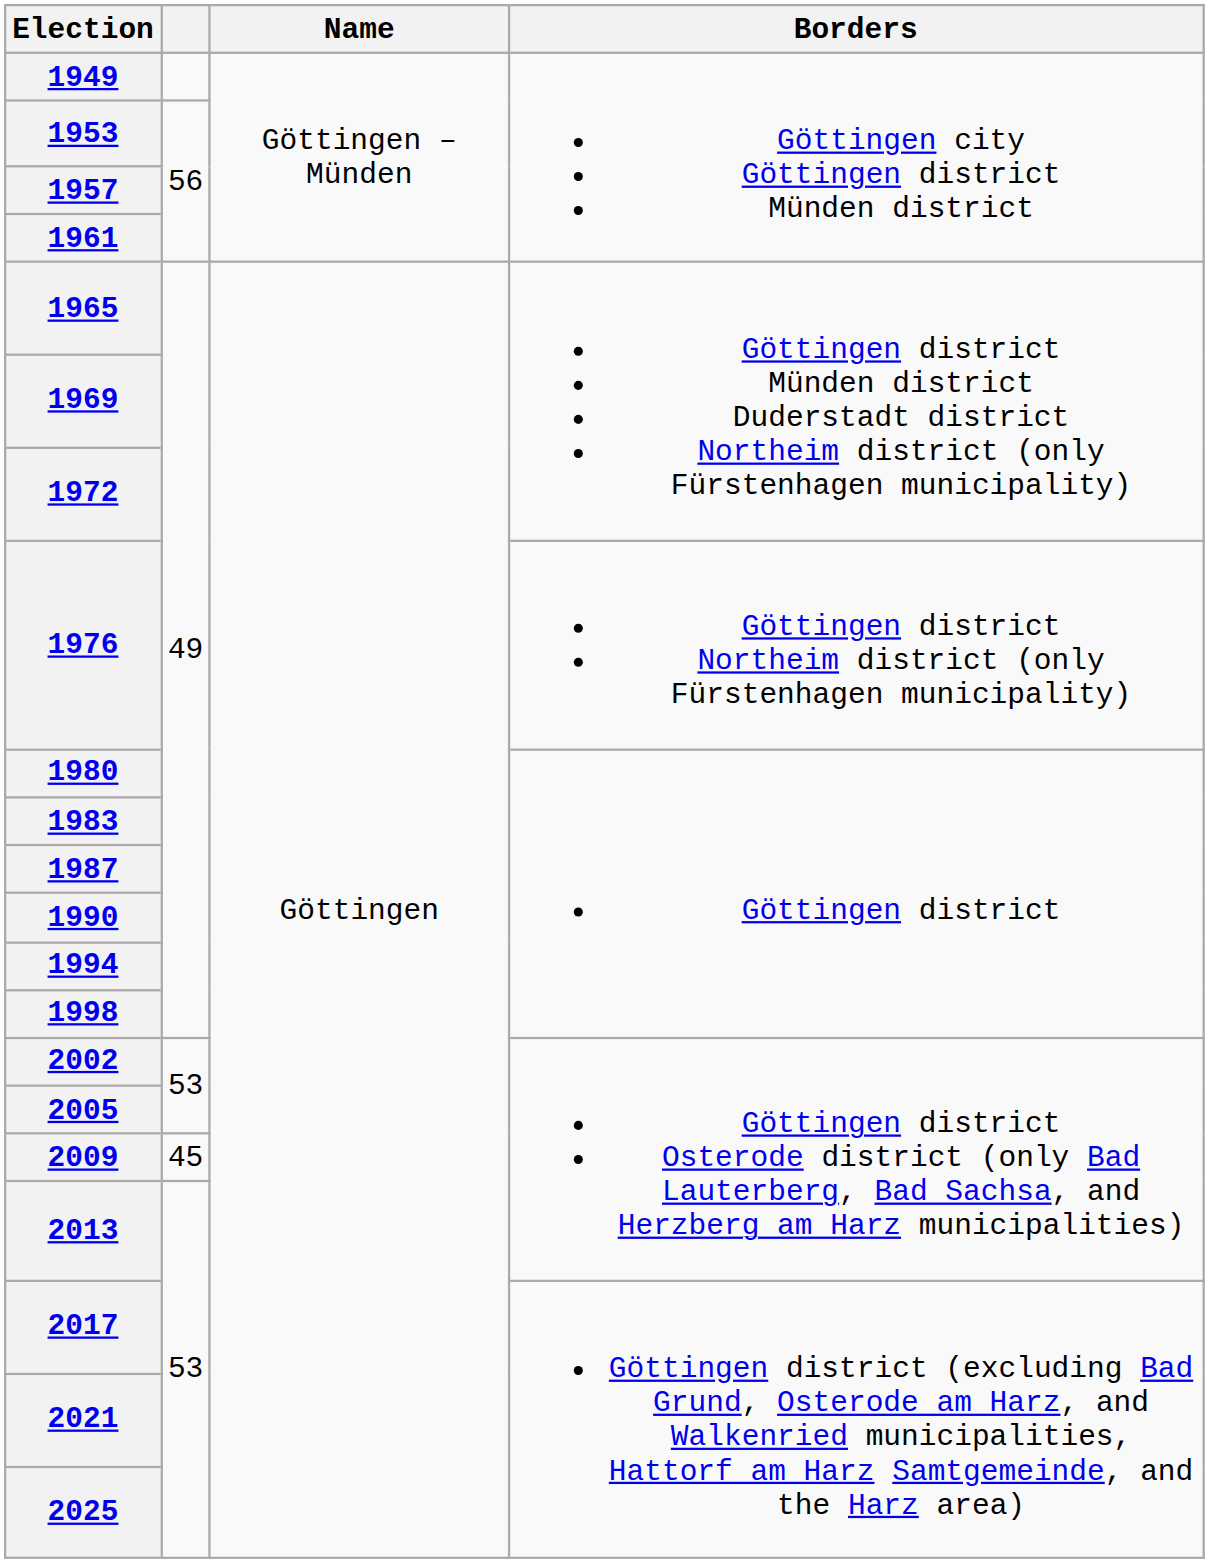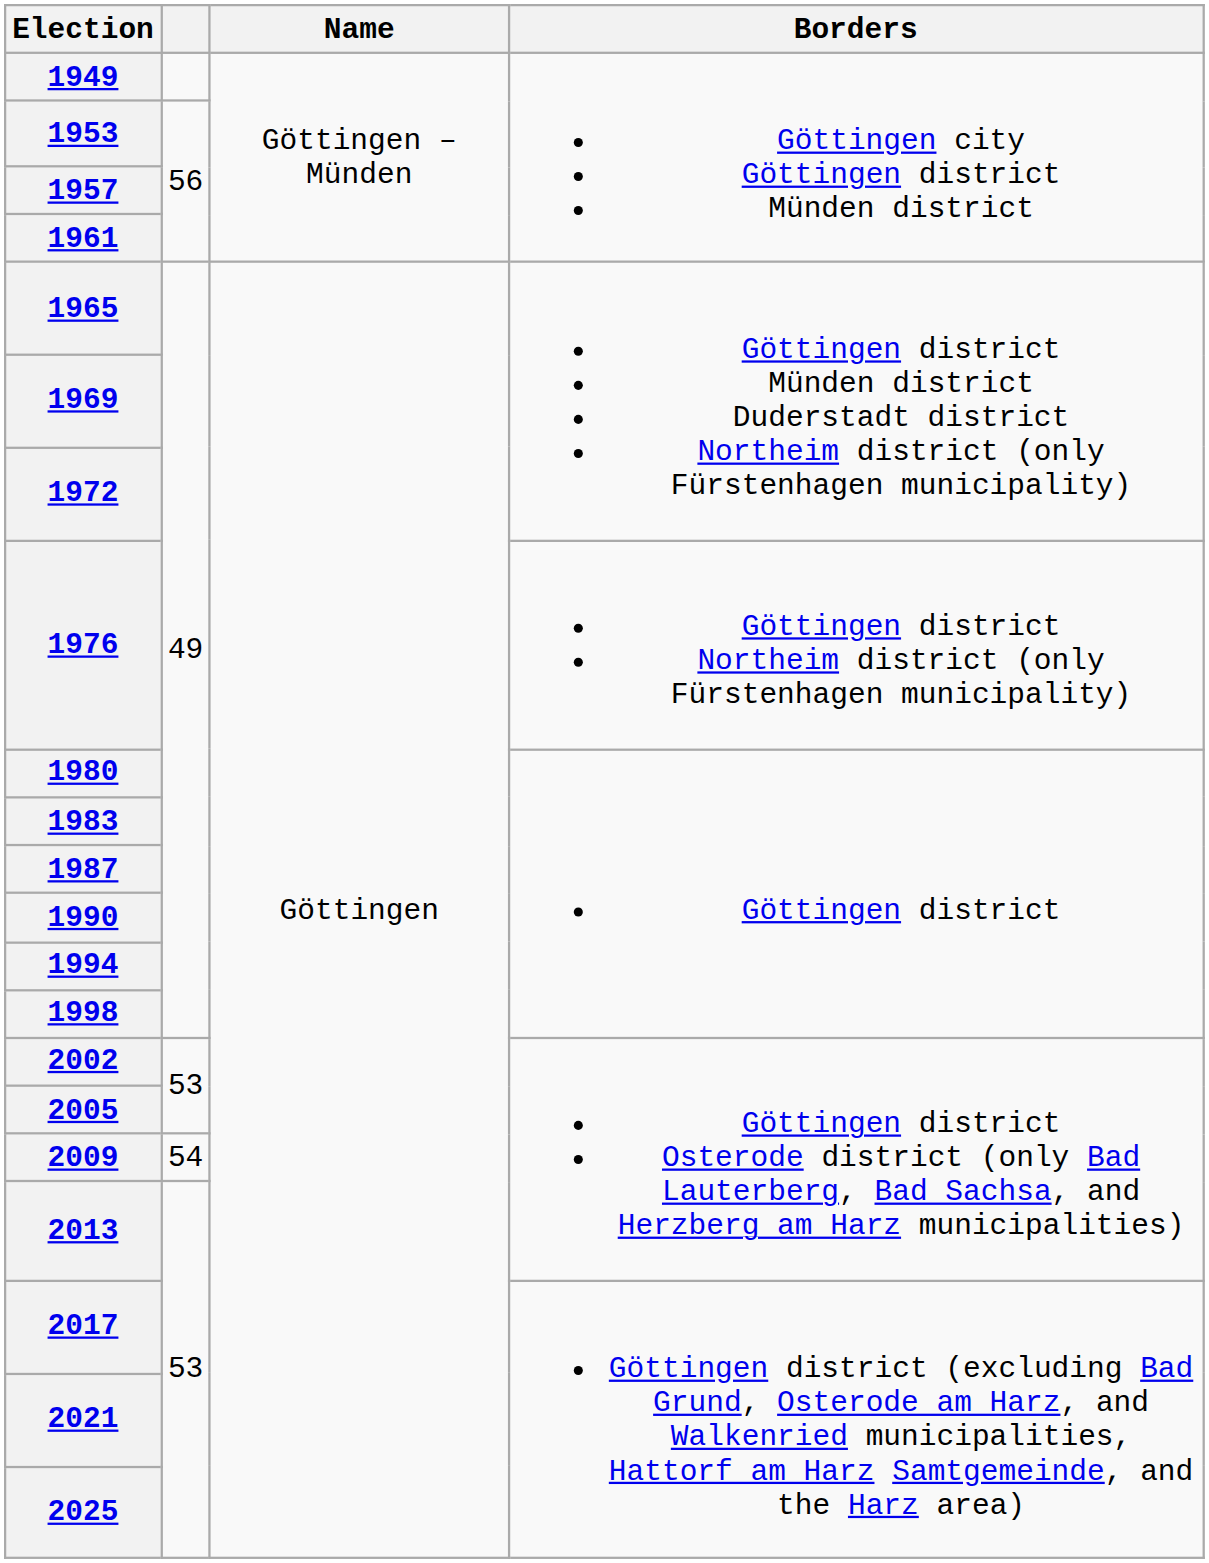(186, 1158) 45 -> (186, 1158) 54
